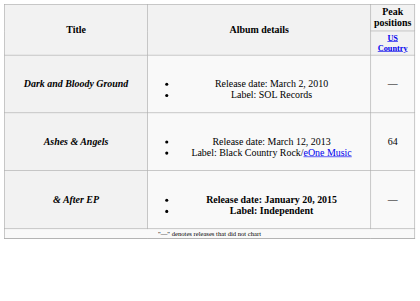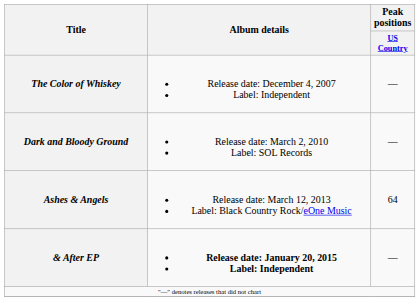+ row: (76, 84)
